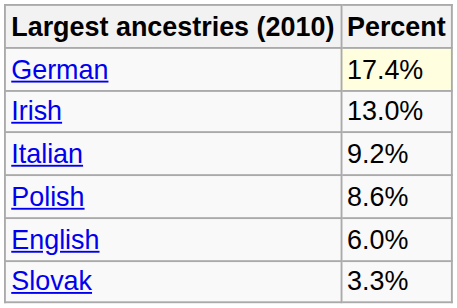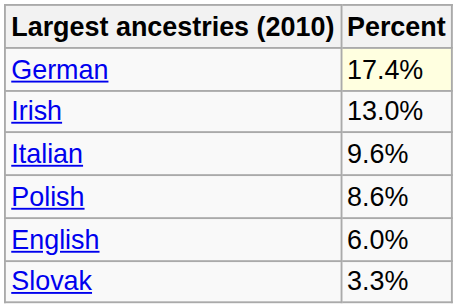(378, 154) 9.2% -> (378, 154) 9.6%
